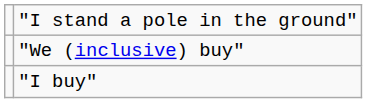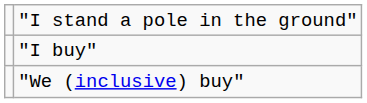rows swapped: (58, 82) <-> (131, 51)
